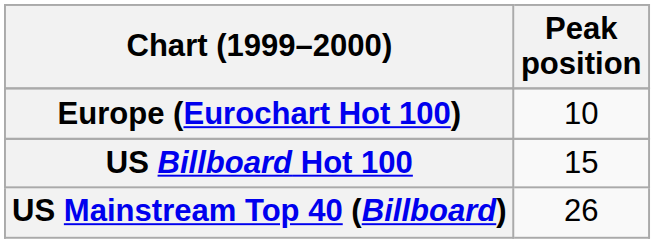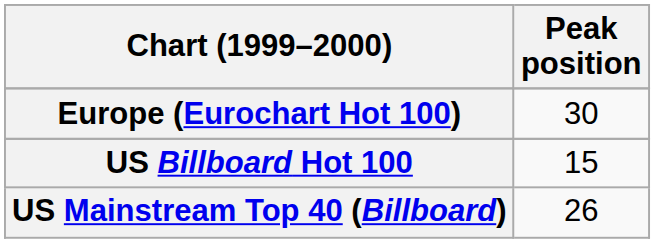(581, 113) 10 -> (581, 113) 30
